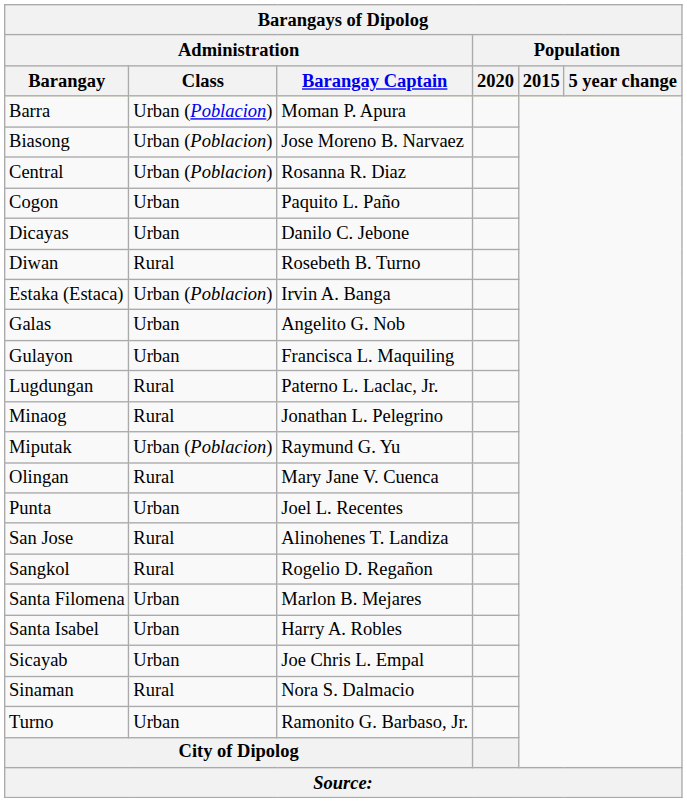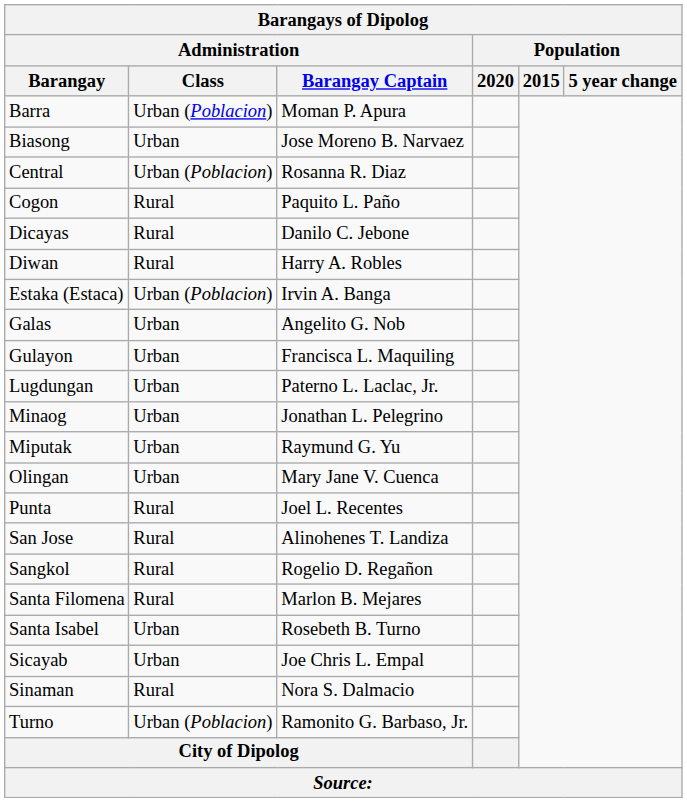(203, 141) Urban (Poblacion) -> (156, 141) Urban
(156, 202) Urban -> (154, 202) Rural
(156, 232) Urban -> (154, 232) Rural
(351, 263) Rosebeth B. Turno -> (342, 263) Harry A. Robles
(154, 385) Rural -> (156, 385) Urban
(154, 416) Rural -> (156, 416) Urban
(203, 446) Urban (Poblacion) -> (156, 446) Urban
(154, 477) Rural -> (156, 477) Urban
(156, 507) Urban -> (154, 507) Rural
(156, 599) Urban -> (154, 599) Rural
(342, 629) Harry A. Robles -> (351, 629) Rosebeth B. Turno
(156, 721) Urban -> (203, 721) Urban (Poblacion)
